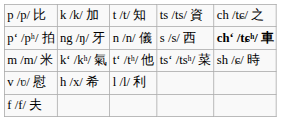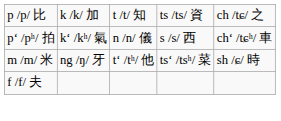(82, 37) ng /ŋ/ 牙 -> (83, 37) kʻ /kʰ/ 氣
(245, 37) bold -> (244, 37) normal
(83, 60) kʻ /kʰ/ 氣 -> (82, 60) ng /ŋ/ 牙
- row: (26, 82)
